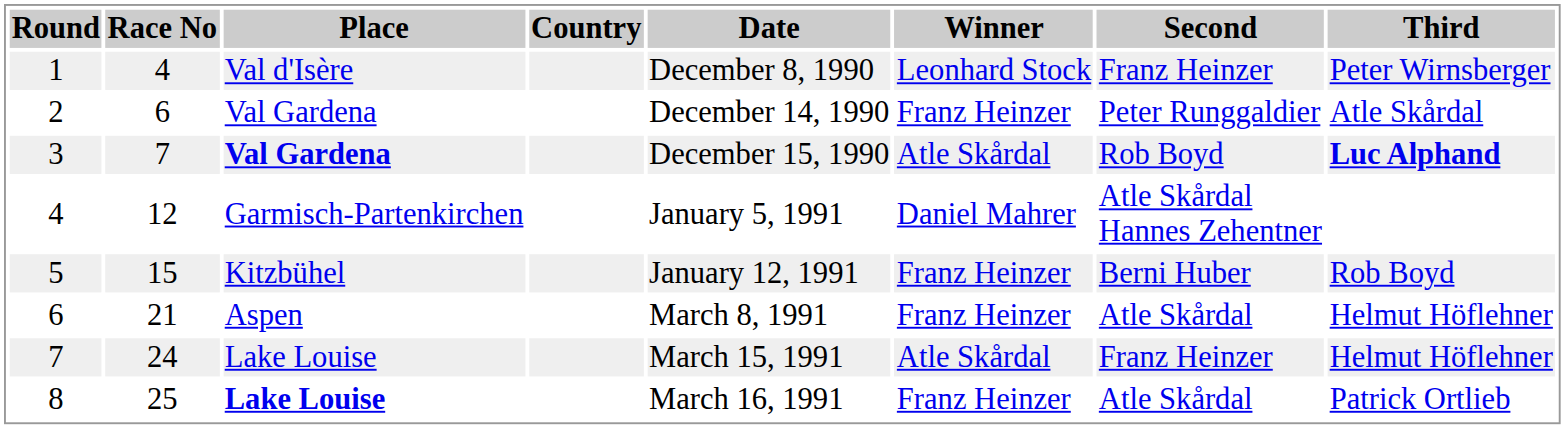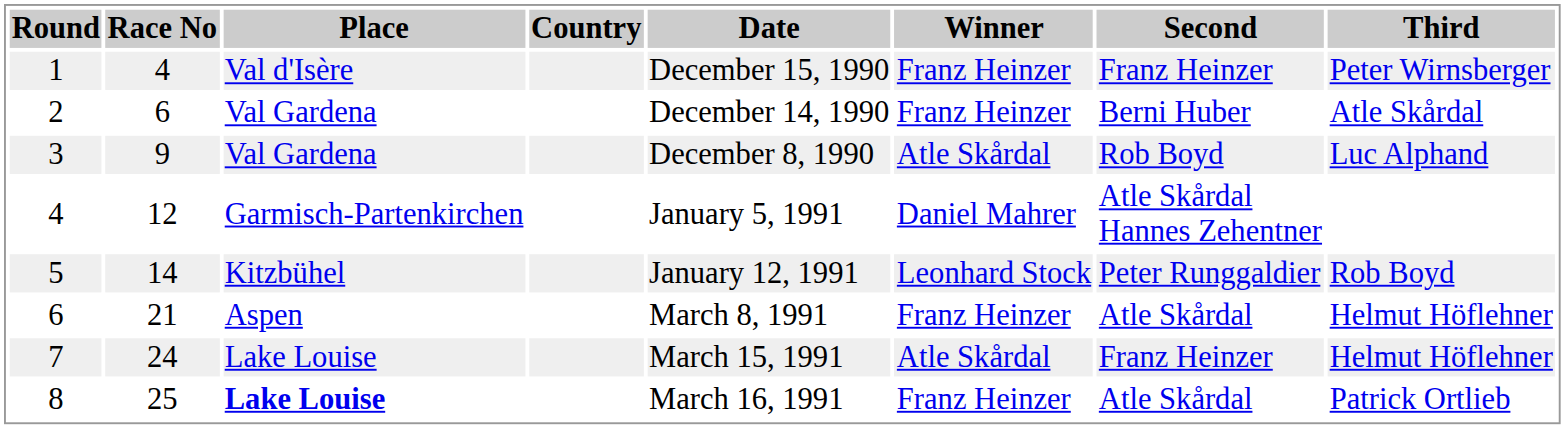(762, 70) December 8, 1990 -> (769, 70) December 15, 1990
(994, 70) Leonhard Stock -> (984, 70) Franz Heinzer
(1210, 112) Peter Runggaldier -> (1175, 112) Berni Huber
(162, 154) 7 -> (162, 154) 9
(308, 154) bold -> (301, 154) normal
(769, 154) December 15, 1990 -> (762, 154) December 8, 1990
(1415, 154) bold -> (1409, 154) normal
(162, 272) 15 -> (162, 272) 14
(984, 272) Franz Heinzer -> (994, 272) Leonhard Stock
(1175, 272) Berni Huber -> (1210, 272) Peter Runggaldier
